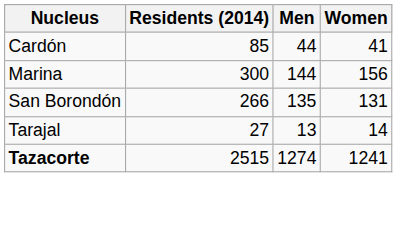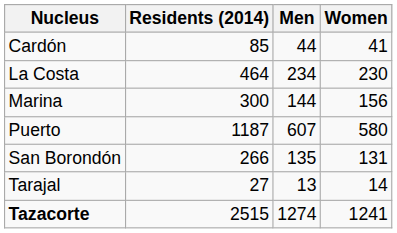+ row: (44, 74)
+ row: (35, 130)
